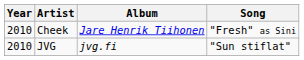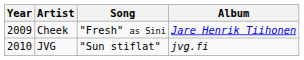columns swapped: (253, 13) <-> (142, 13)
(19, 30) 2010 -> (19, 30) 2009
